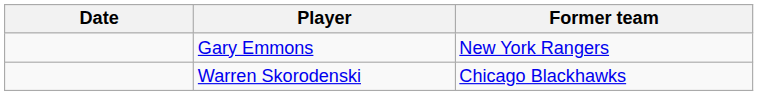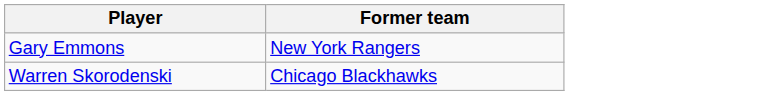- column: (99, 18)
